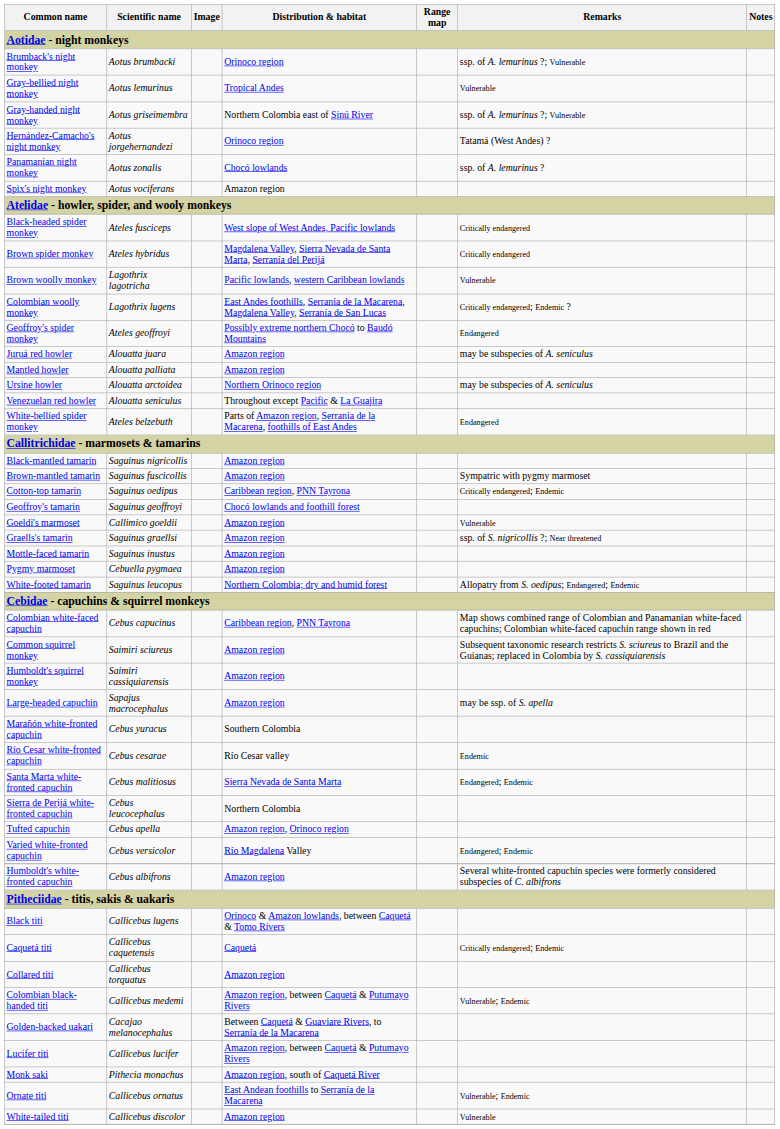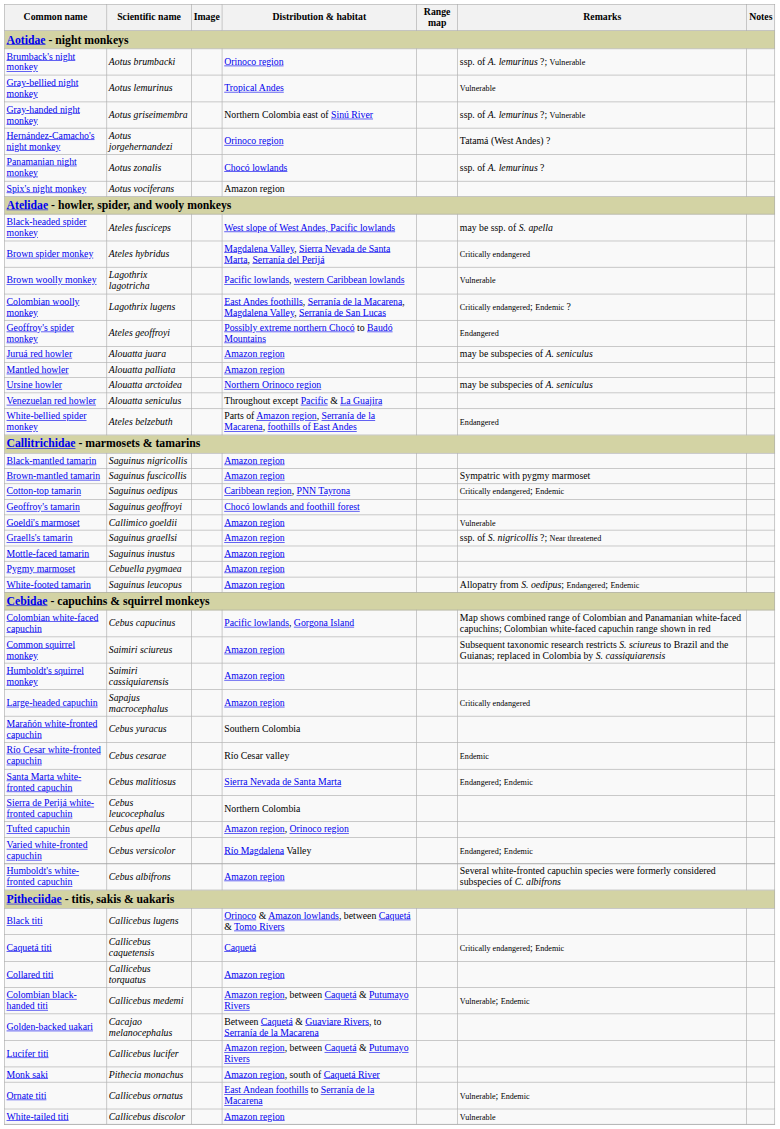(495, 227) Critically endangered -> (506, 227) may be ssp. of S. apella
(306, 584) Northern Colombia; dry and humid forest -> (254, 584) Amazon region
(287, 623) Caribbean region, PNN Tayrona -> (289, 623) Pacific lowlands, Gorgona Island
(506, 702) may be ssp. of S. apella -> (495, 702) Critically endangered
